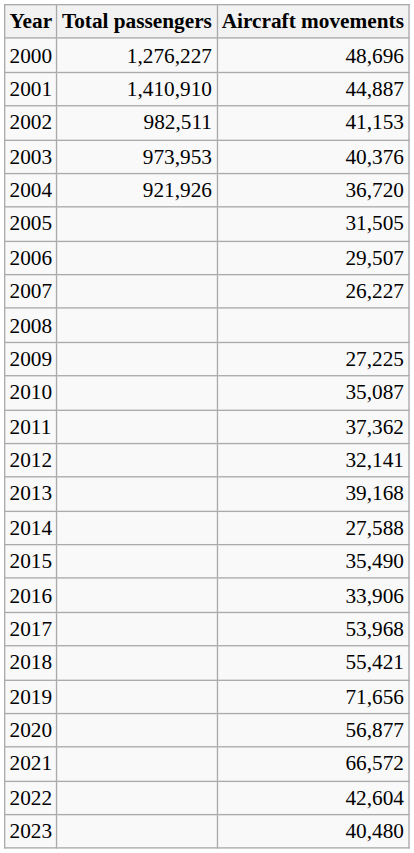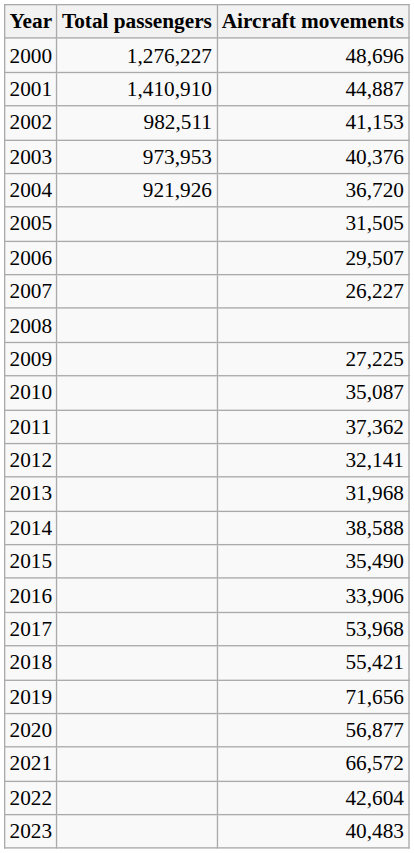(375, 493) 39,168 -> (375, 493) 31,968
(375, 527) 27,588 -> (375, 527) 38,588
(375, 831) 40,480 -> (375, 831) 40,483
